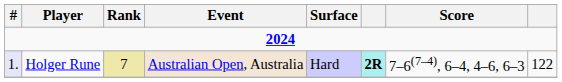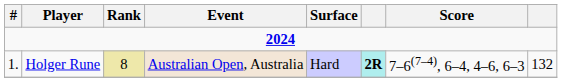(13, 64) lavender background -> (13, 64) no background
(124, 64) 7 -> (124, 64) 8
(542, 64) 122 -> (542, 64) 132
